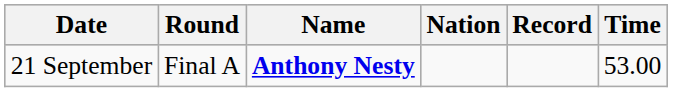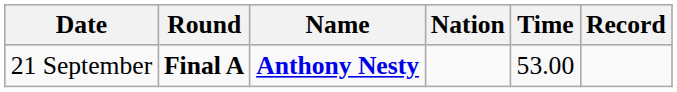columns swapped: (633, 24) <-> (552, 24)
(202, 65) normal -> (204, 65) bold
